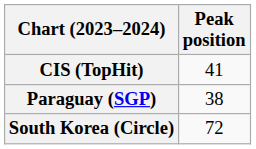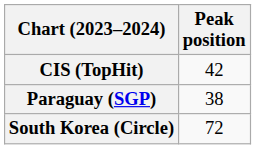(214, 69) 41 -> (214, 69) 42
